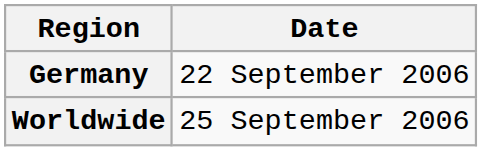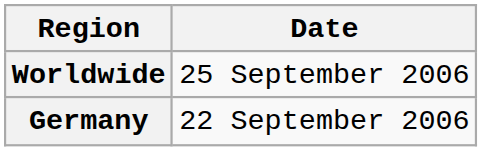rows swapped: (89, 75) <-> (89, 121)
